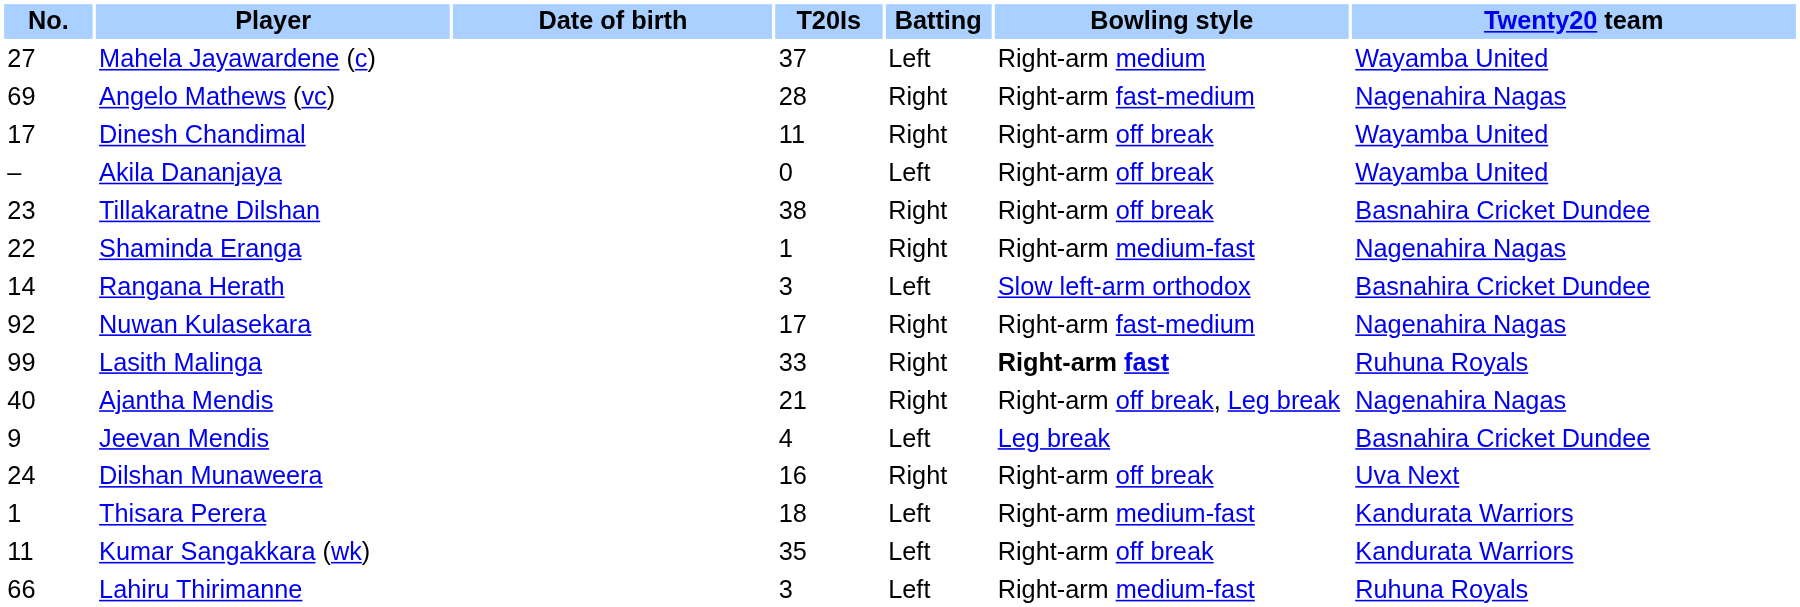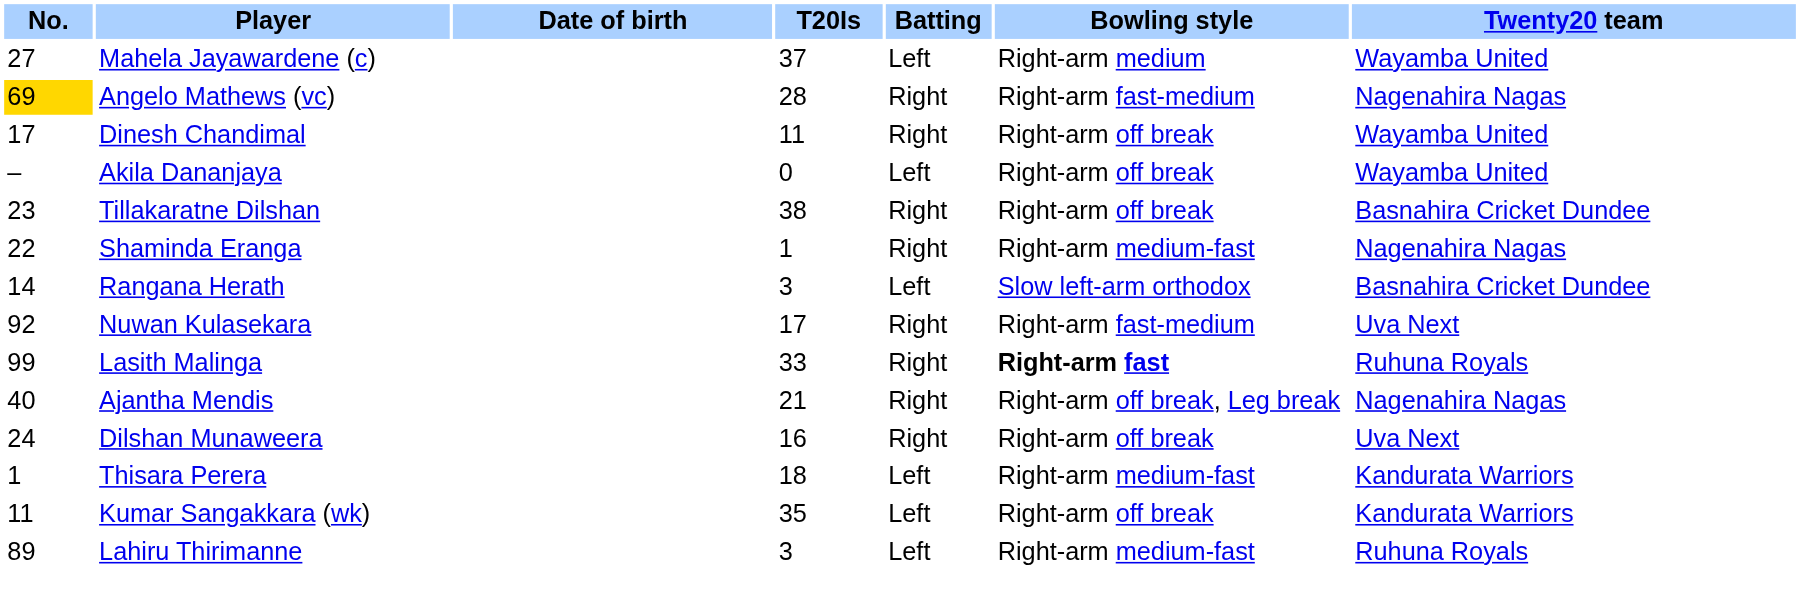(21, 97) no background -> (21, 97) gold background
(1461, 324) Nagenahira Nagas -> (1407, 324) Uva Next
- row: (184, 438)
(21, 590) 66 -> (21, 552) 89
